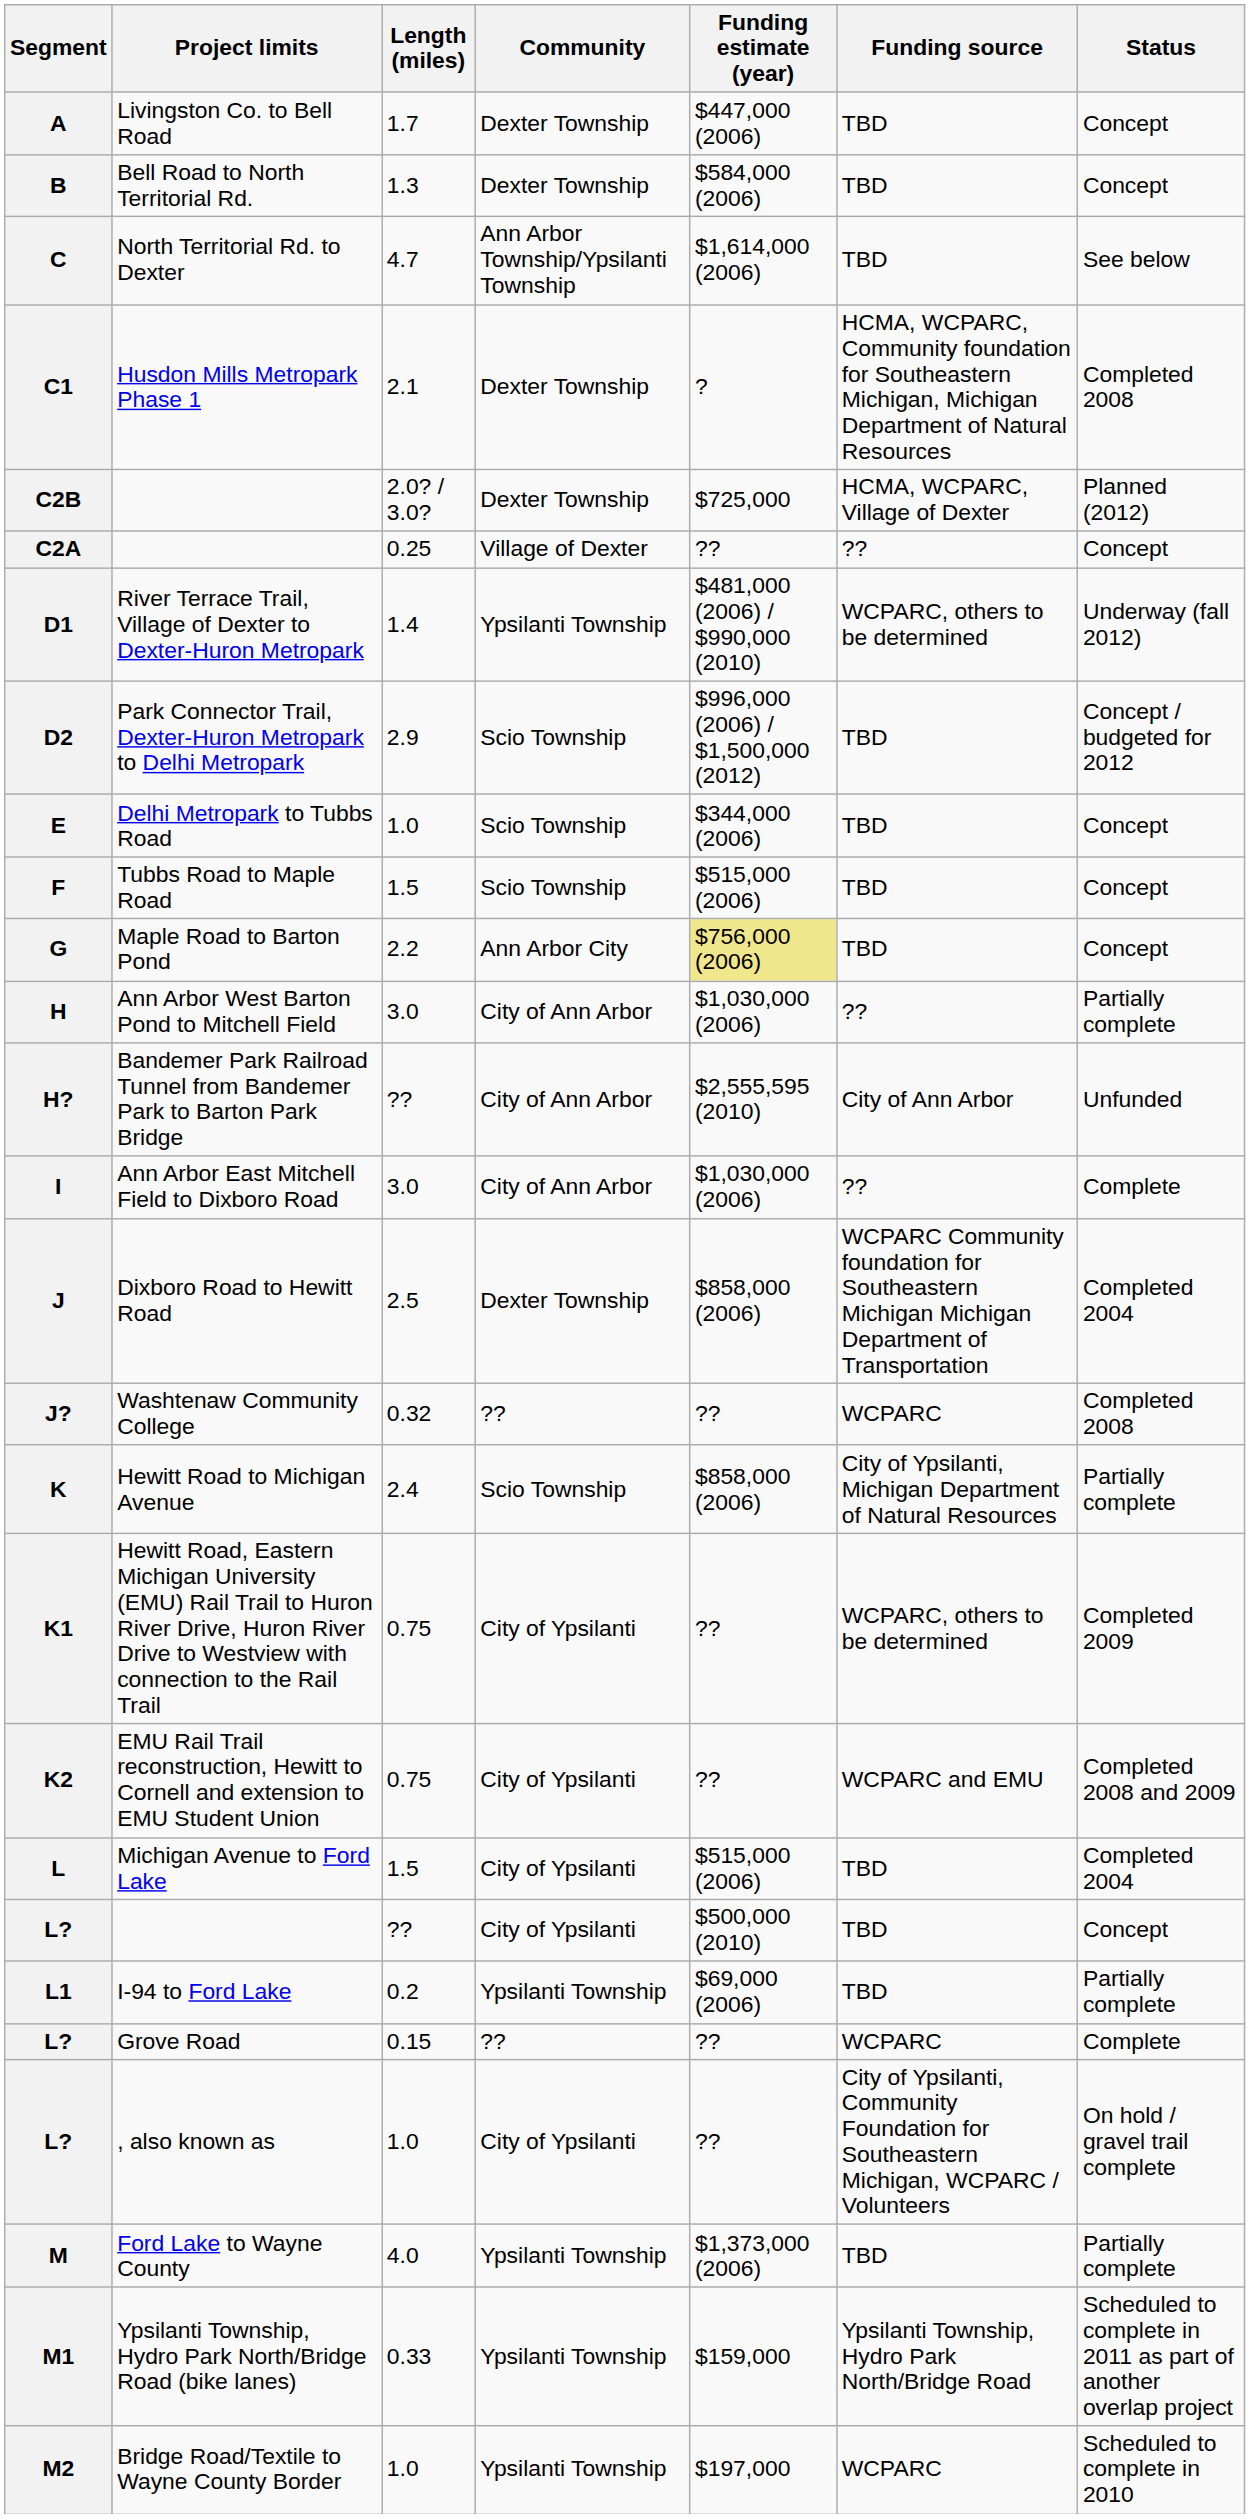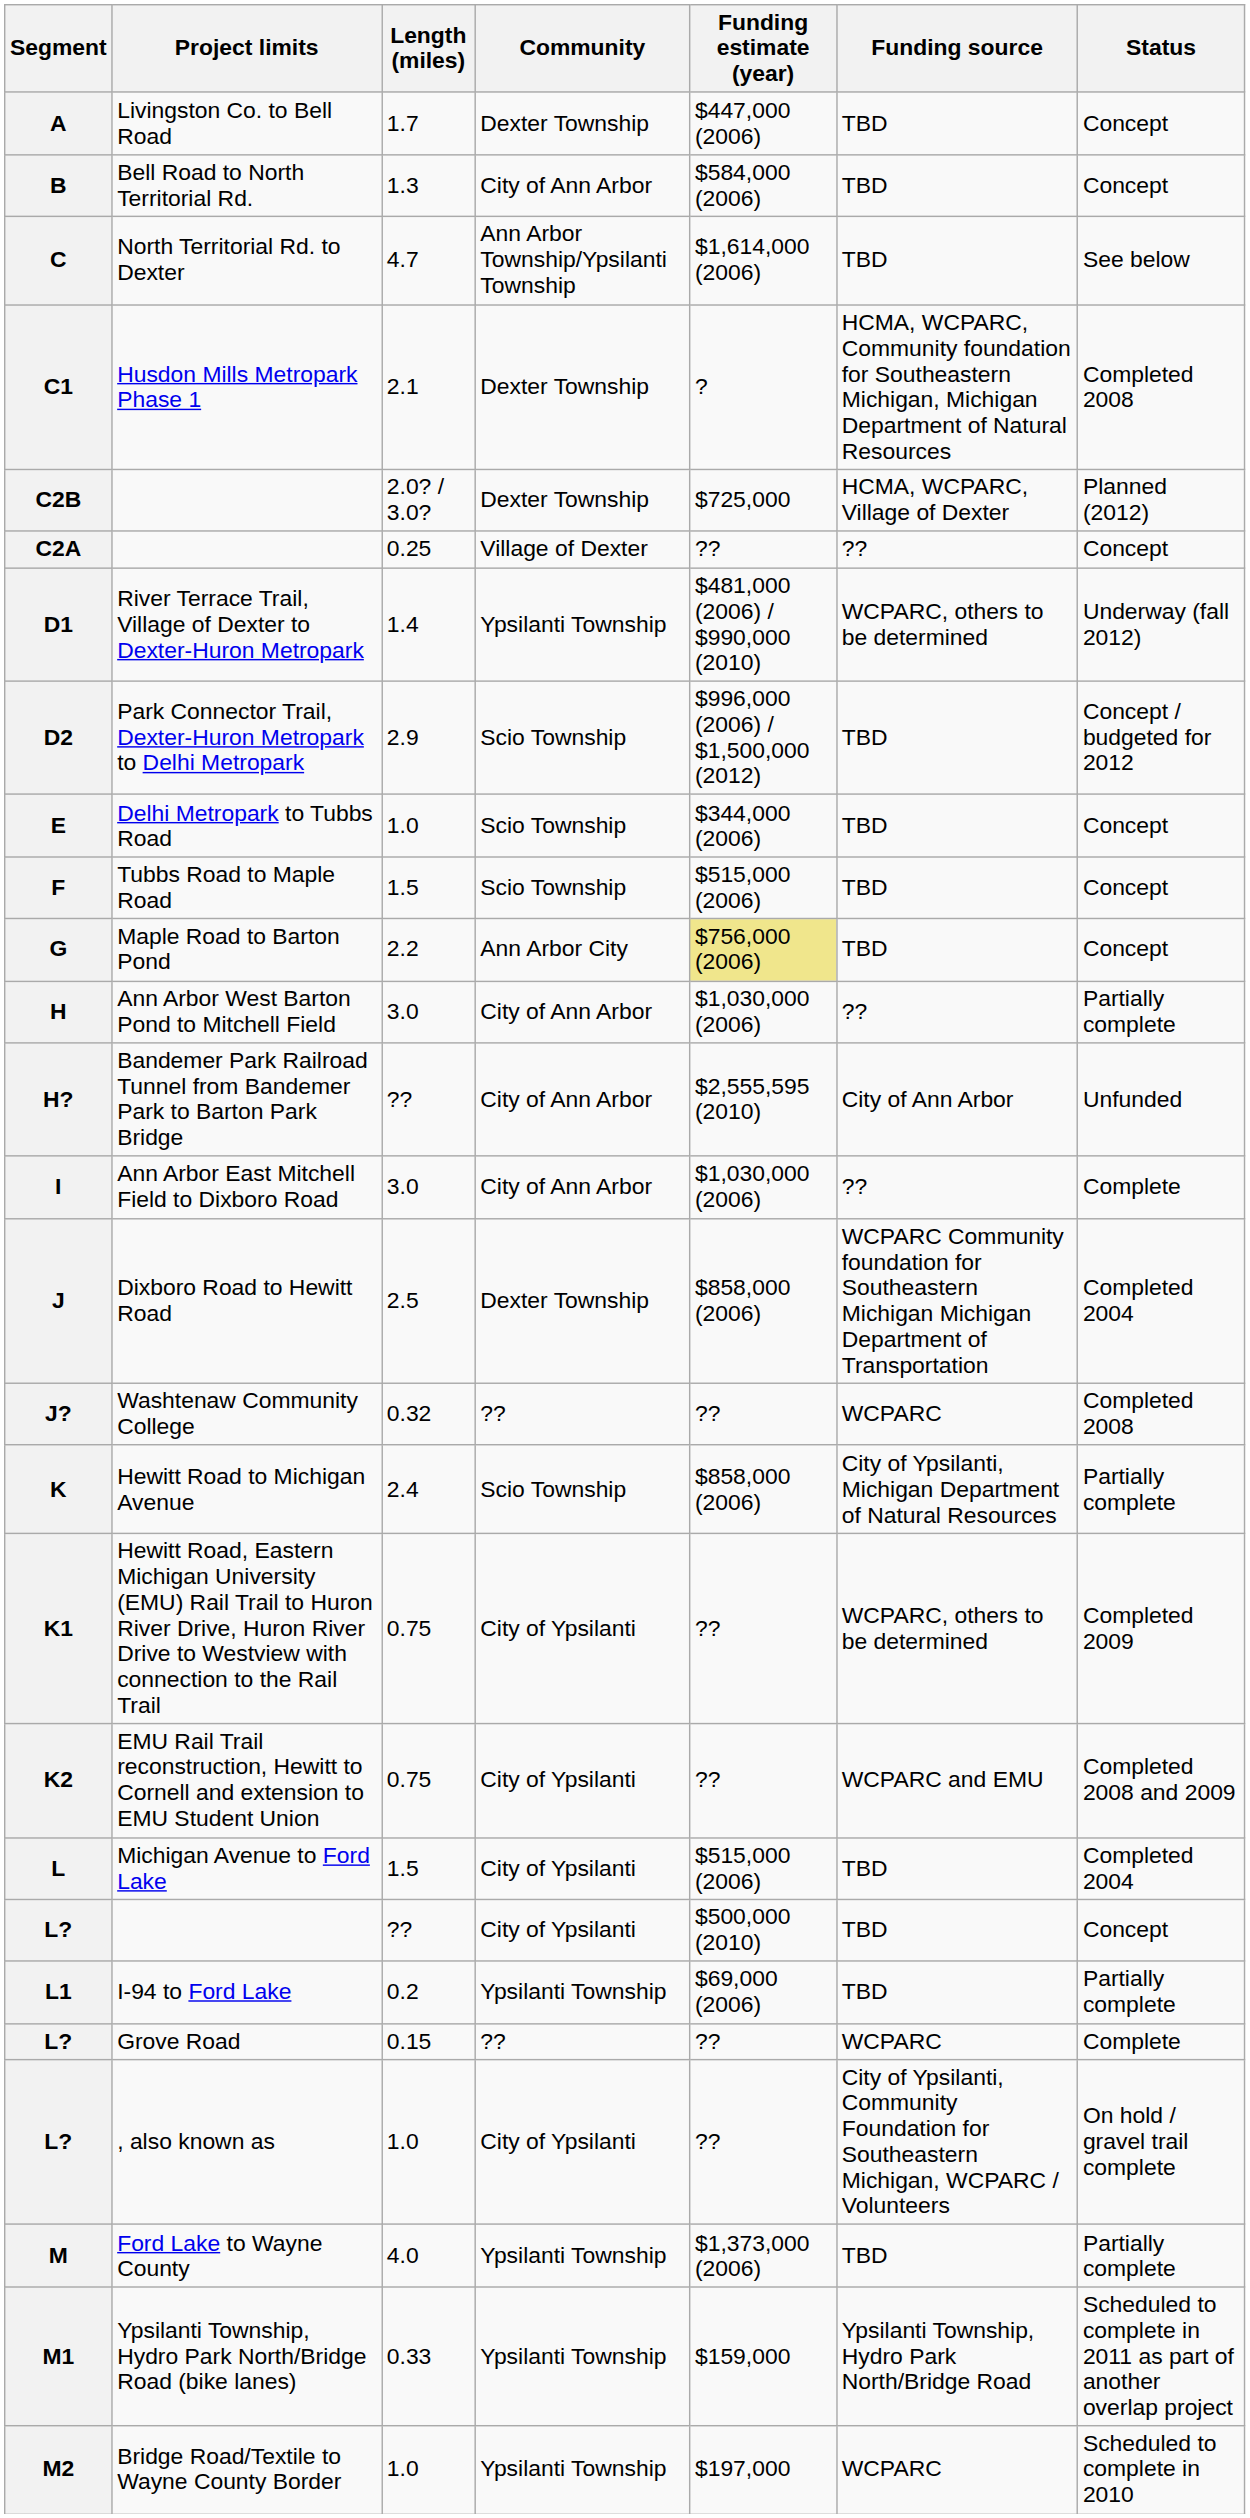(565, 185) Dexter Township -> (566, 185) City of Ann Arbor
